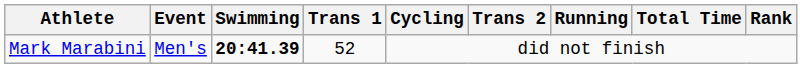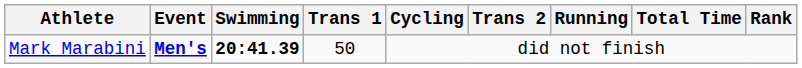(181, 49) normal -> (181, 49) bold
(345, 49) 52 -> (345, 49) 50
